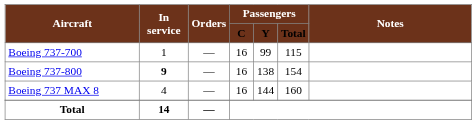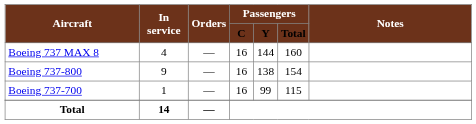rows swapped: (45, 52) <-> (54, 90)
(164, 71) bold -> (164, 71) normal
